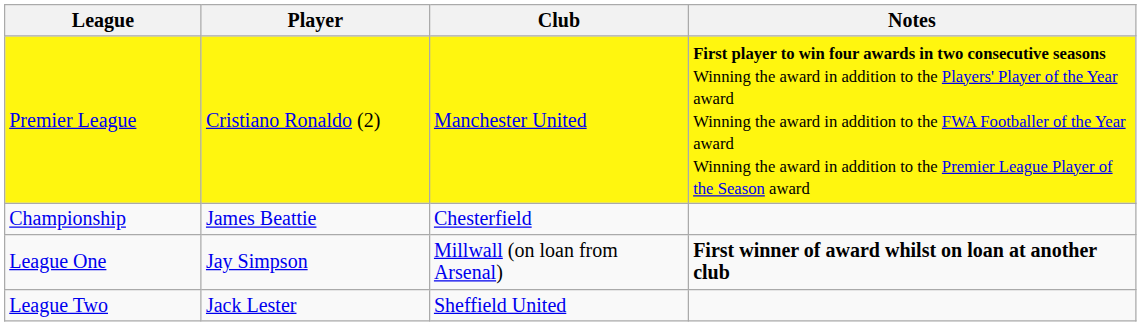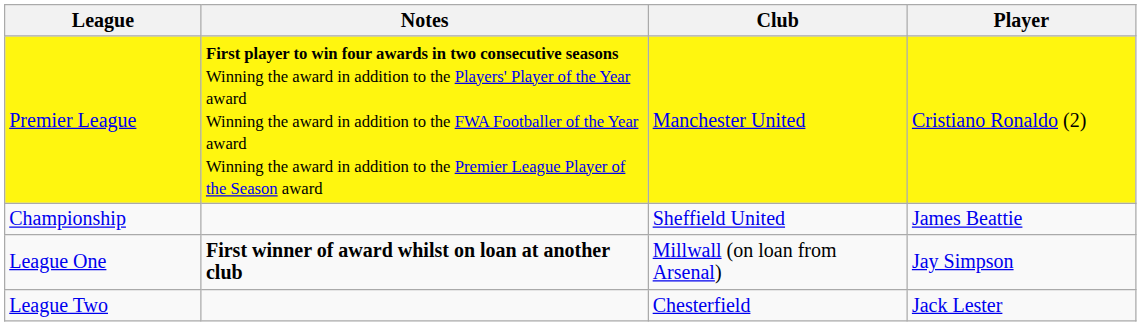columns swapped: (315, 20) <-> (912, 20)
(483, 218) Chesterfield -> (719, 218) Sheffield United
(500, 304) Sheffield United -> (702, 304) Chesterfield
